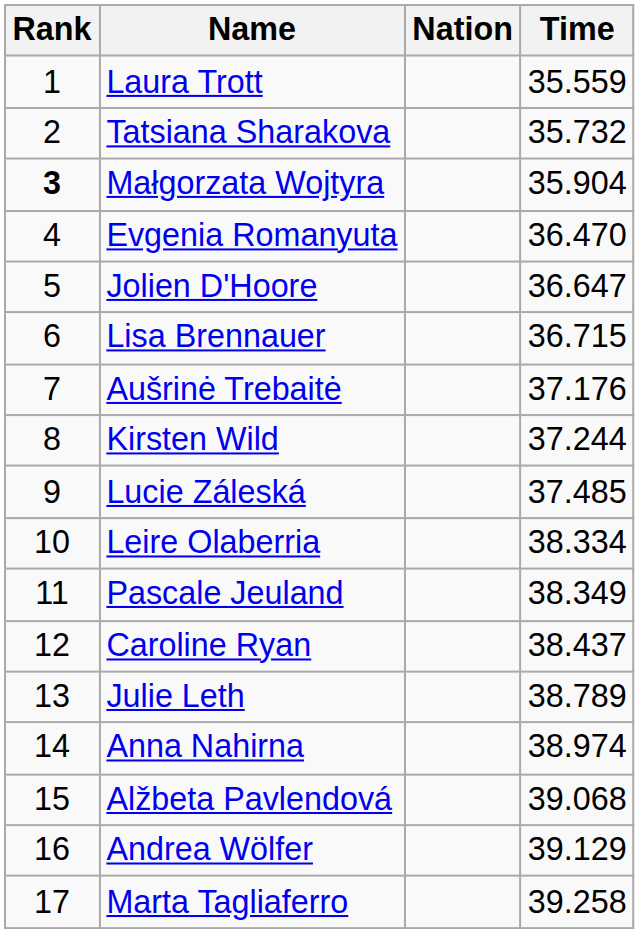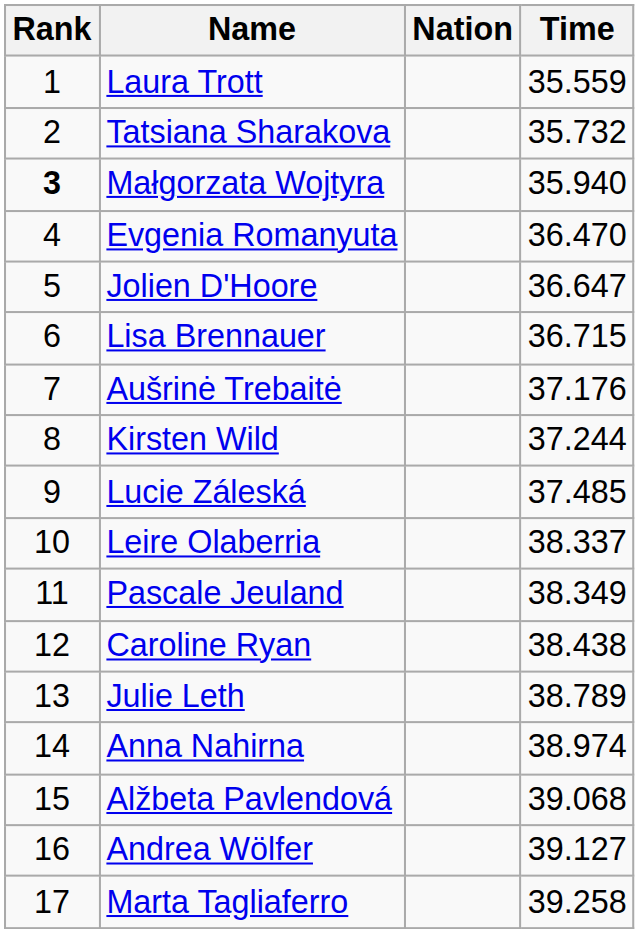(577, 183) 35.904 -> (577, 183) 35.940
(577, 542) 38.334 -> (577, 542) 38.337
(577, 645) 38.437 -> (577, 645) 38.438
(577, 850) 39.129 -> (577, 850) 39.127
